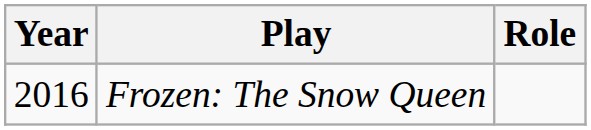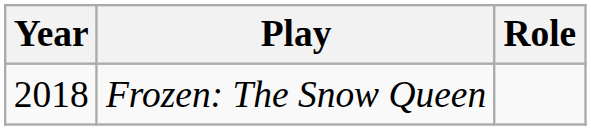(51, 93) 2016 -> (51, 93) 2018
